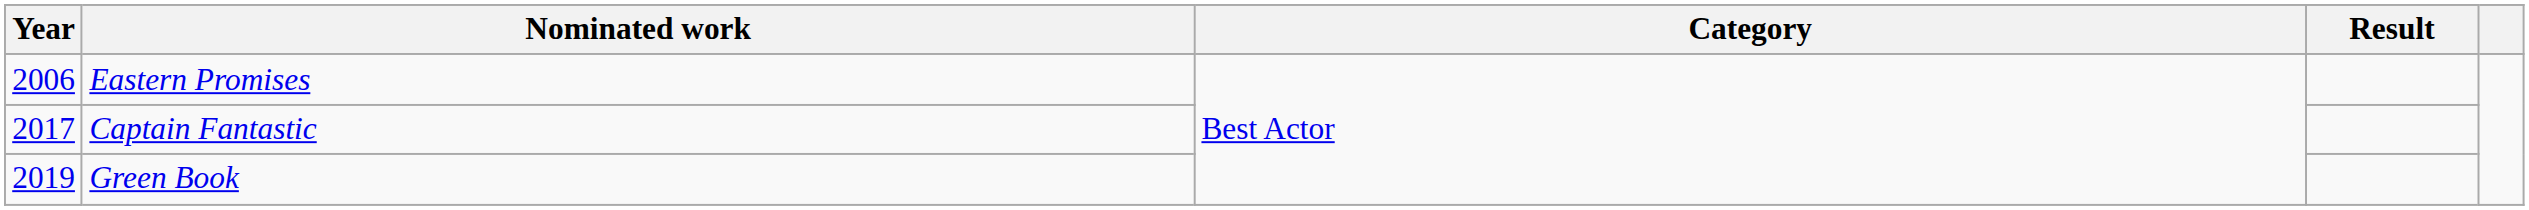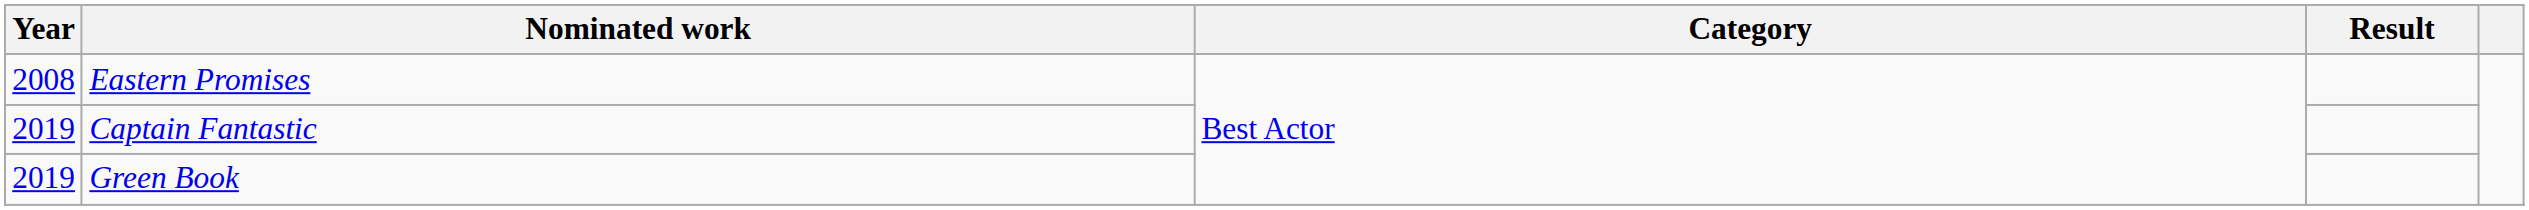(44, 79) 2006 -> (44, 79) 2008
(44, 128) 2017 -> (44, 128) 2019
